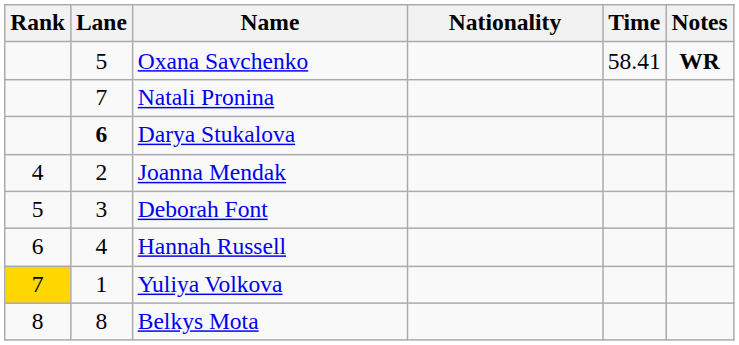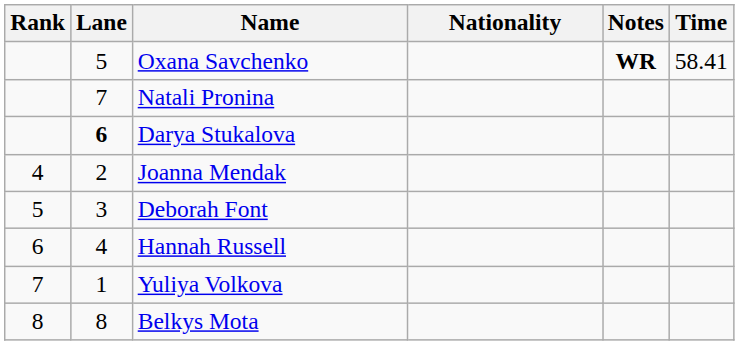columns swapped: (634, 23) <-> (700, 23)
(38, 284) gold background -> (38, 284) no background
